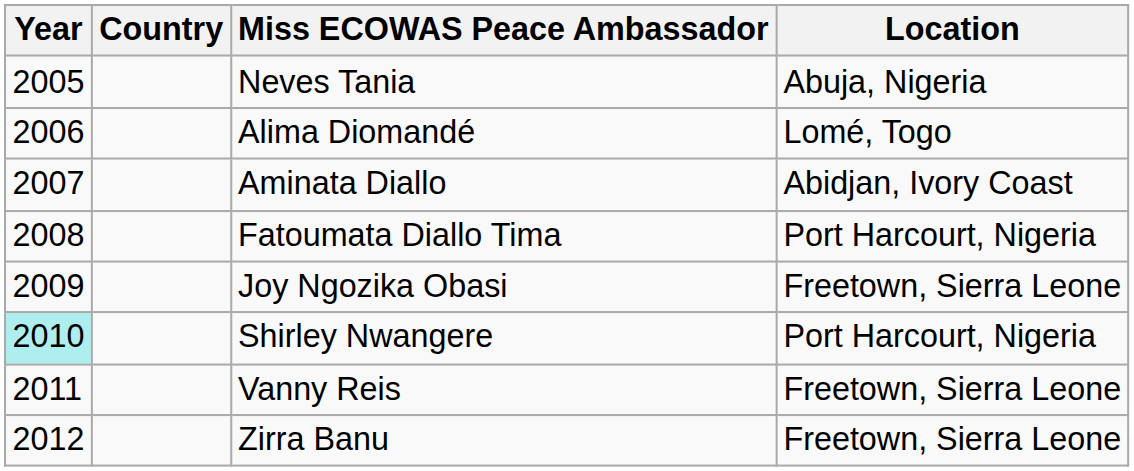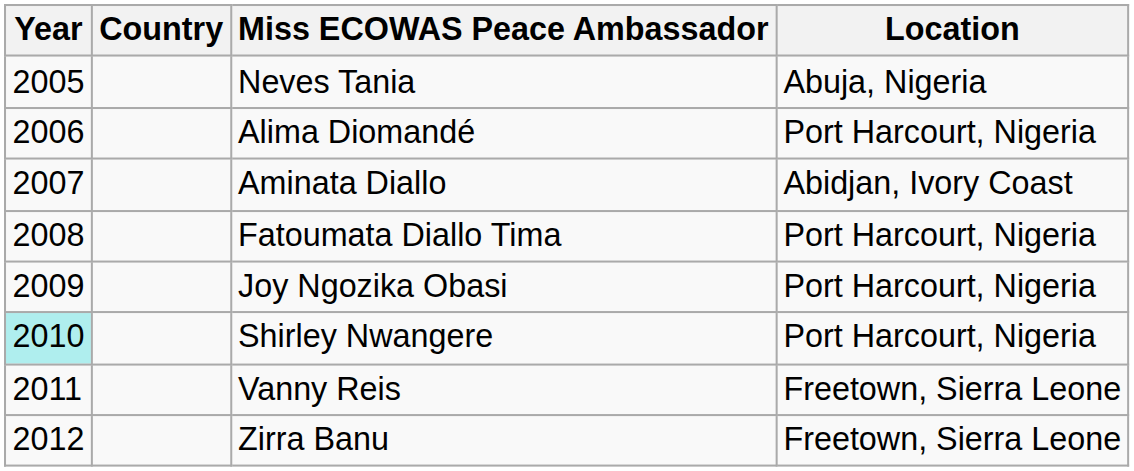(868, 132) Lomé, Togo -> (940, 132) Port Harcourt, Nigeria
(952, 286) Freetown, Sierra Leone -> (940, 286) Port Harcourt, Nigeria
